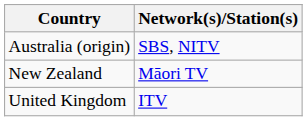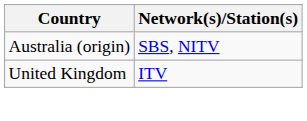- row: (55, 73)
